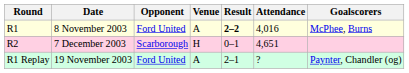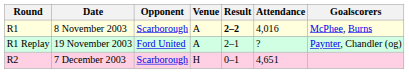(161, 28) Ford United -> (162, 28) Scarborough
rows swapped: (93, 60) <-> (90, 44)
